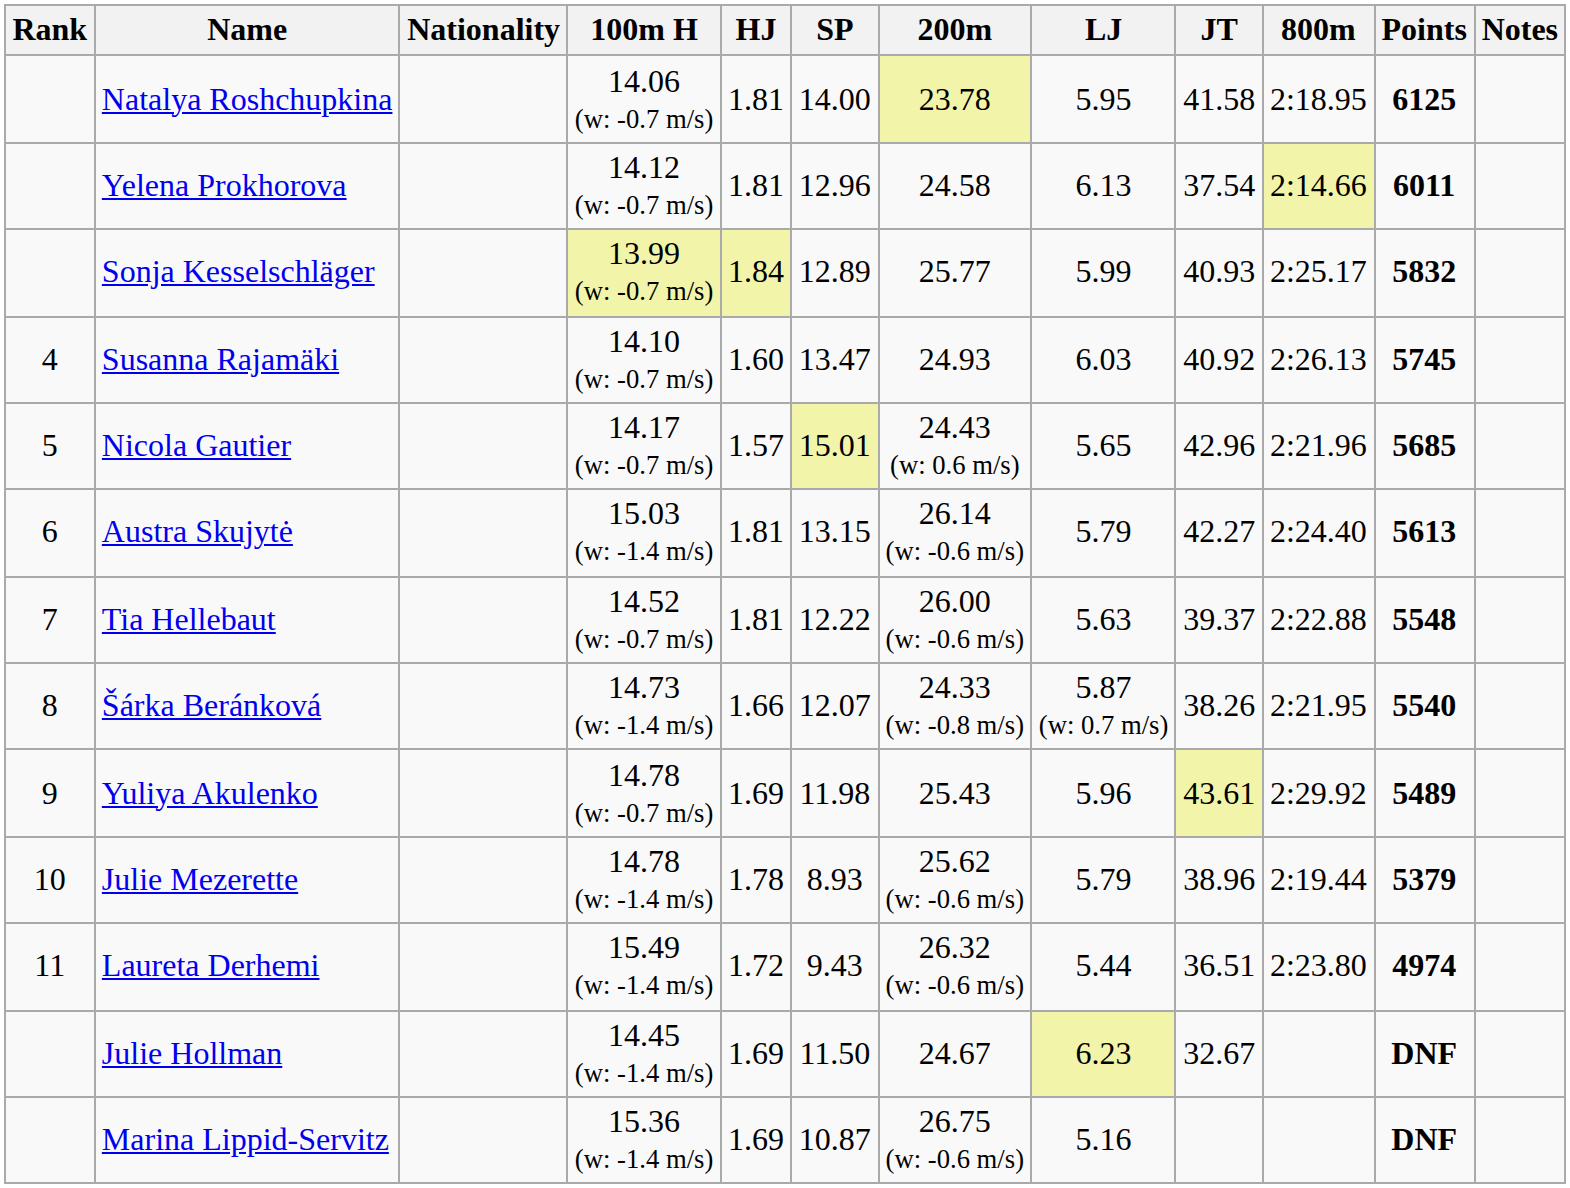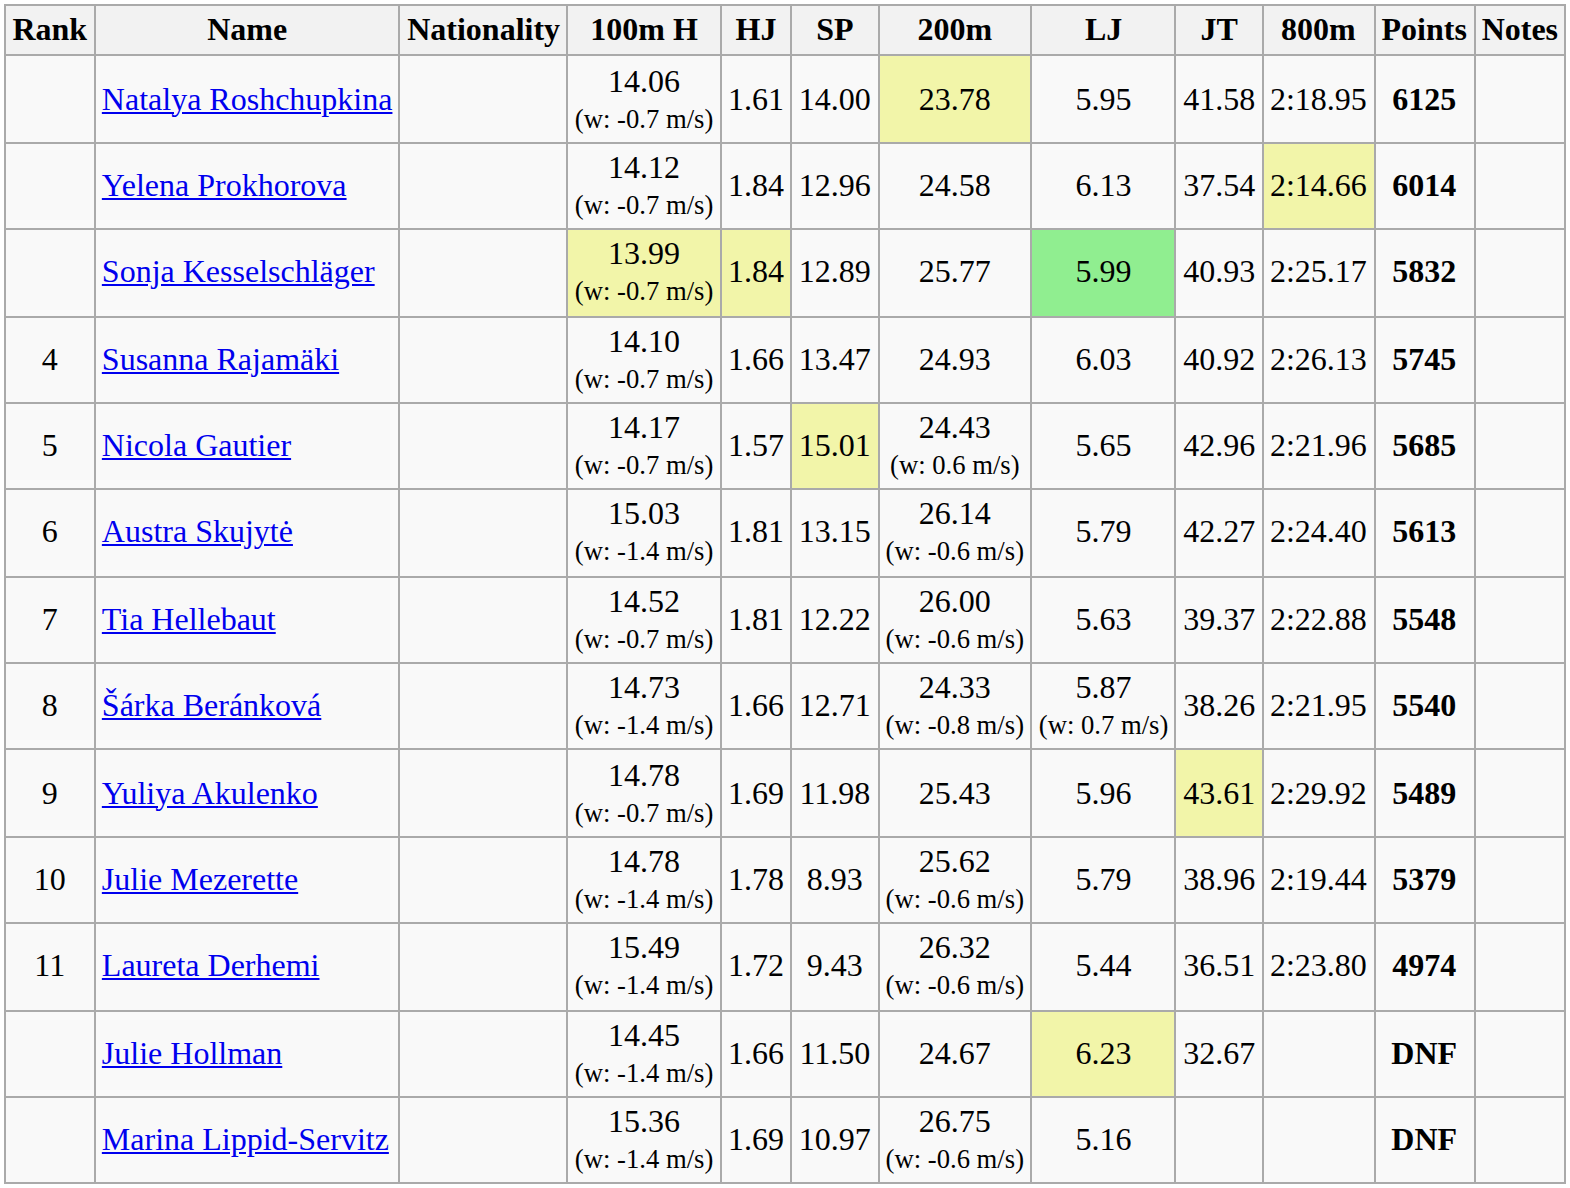(756, 98) 1.81 -> (756, 98) 1.61
(756, 185) 1.81 -> (756, 185) 1.84
(1424, 185) 6011 -> (1424, 185) 6014
(1104, 272) no background -> (1104, 272) lightgreen background
(756, 358) 1.60 -> (756, 358) 1.66
(835, 705) 12.07 -> (835, 705) 12.71
(756, 1052) 1.69 -> (756, 1052) 1.66
(835, 1139) 10.87 -> (835, 1139) 10.97
